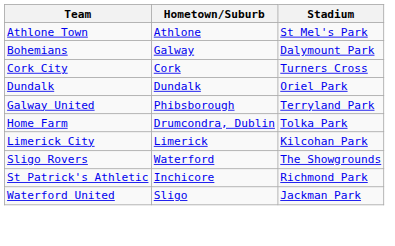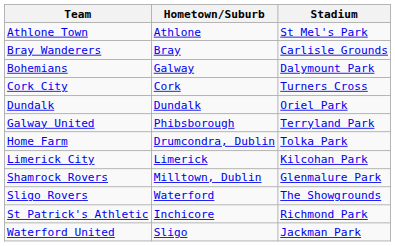+ row: (54, 50)
+ row: (58, 178)
